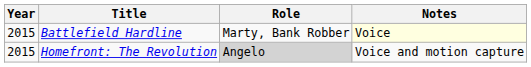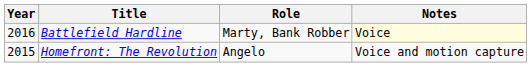(21, 33) 2015 -> (21, 33) 2016
(244, 52) lightgrey background -> (244, 52) no background
